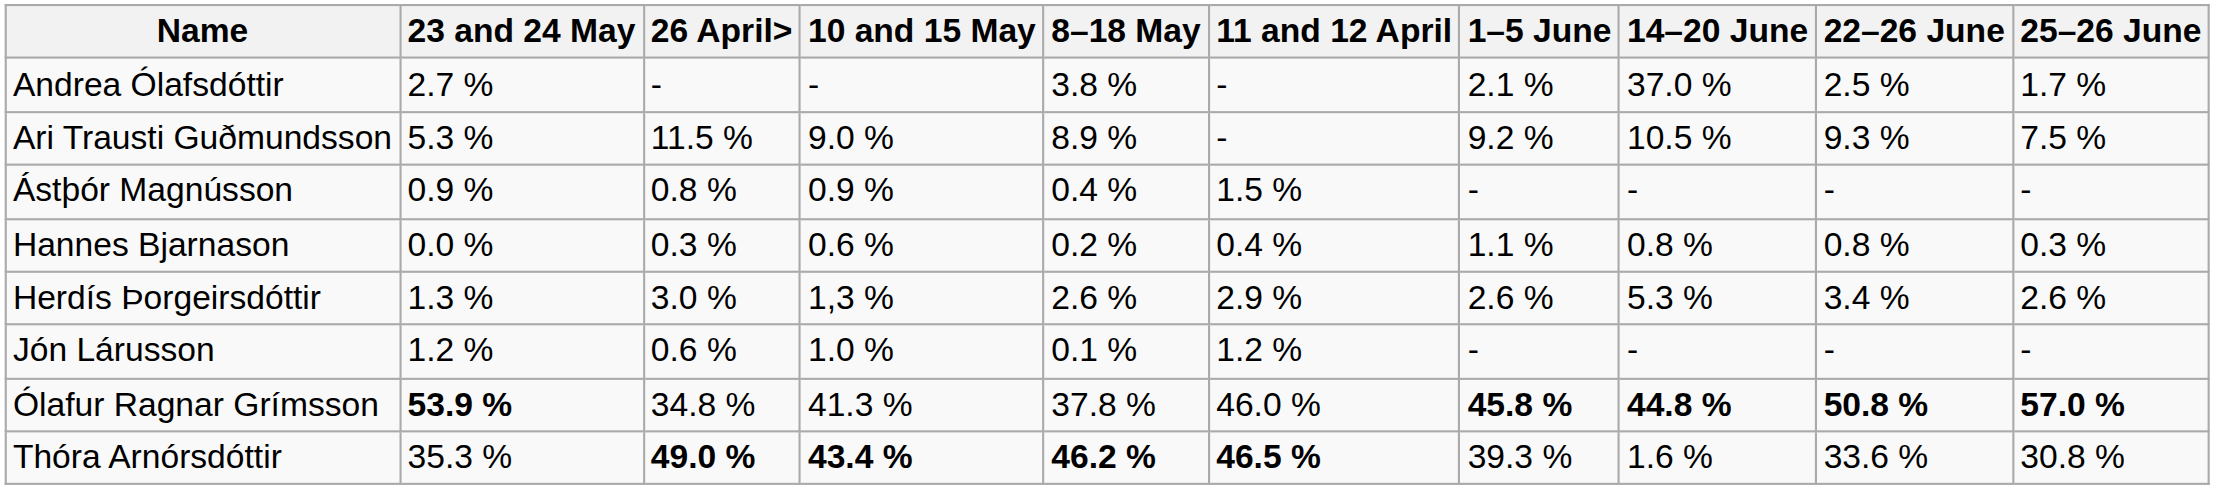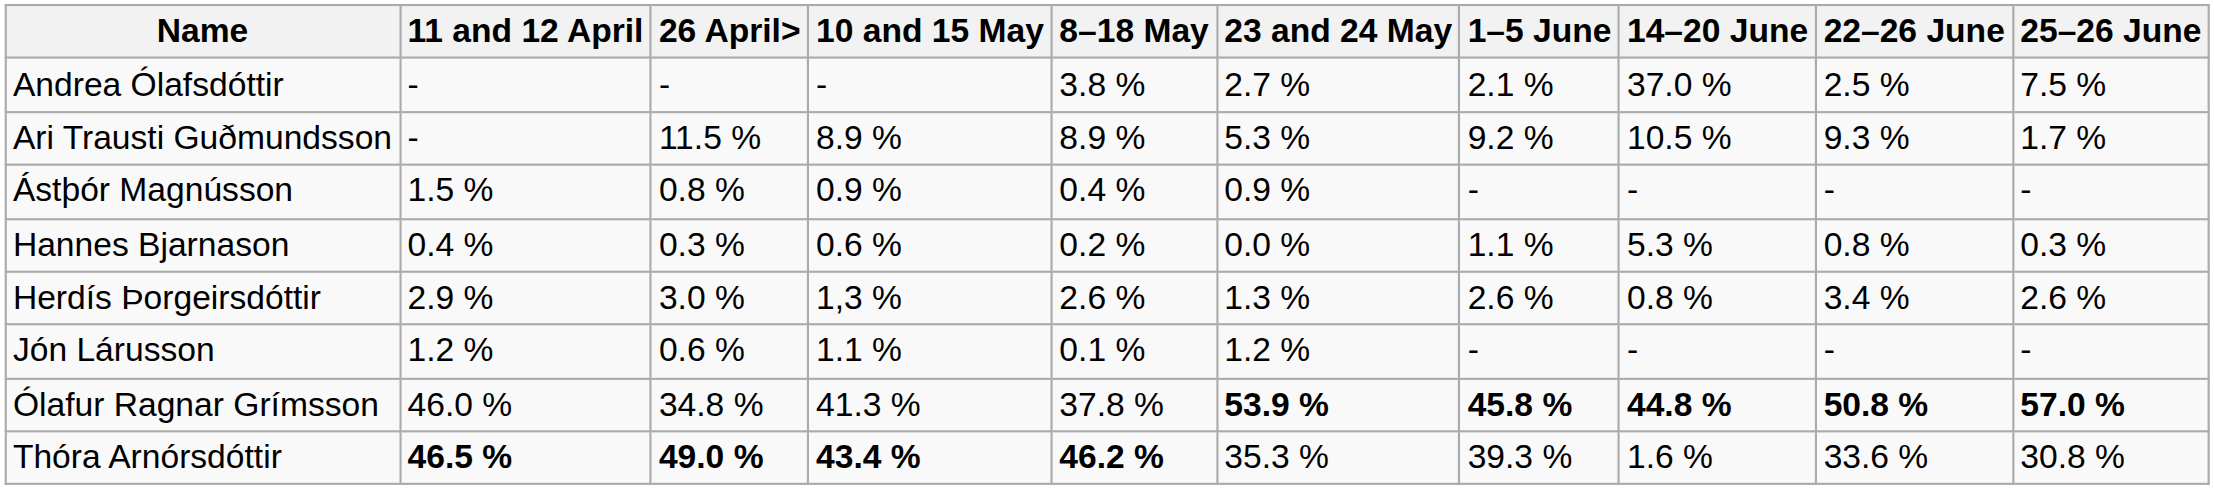columns swapped: (1334, 31) <-> (521, 31)
(2063, 84) 1.7 % -> (2063, 84) 7.5 %
(851, 137) 9.0 % -> (859, 137) 8.9 %
(2063, 137) 7.5 % -> (2063, 137) 1.7 %
(1670, 244) 0.8 % -> (1670, 244) 5.3 %
(1670, 297) 5.3 % -> (1670, 297) 0.8 %
(851, 350) 1.0 % -> (859, 350) 1.1 %
